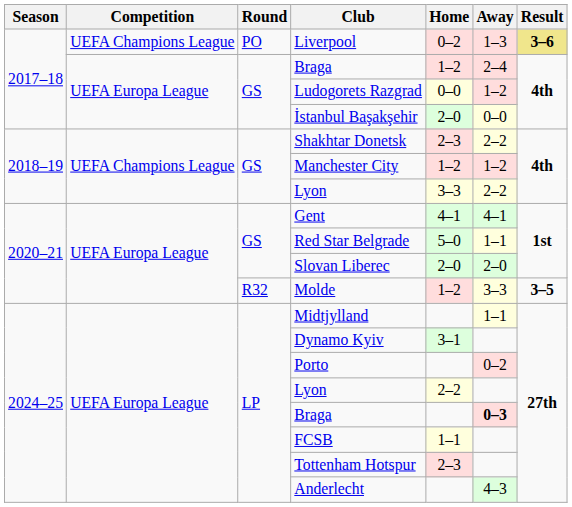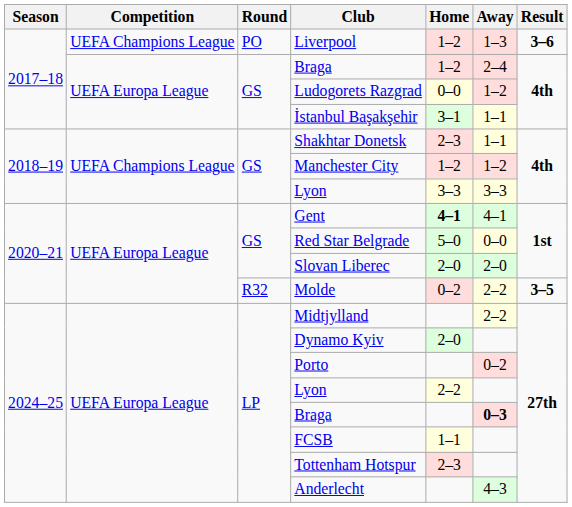(449, 41) 0–2 -> (449, 41) 1–2
(542, 41) khaki background -> (542, 41) no background
(449, 116) 2–0 -> (449, 116) 3–1
(495, 116) 0–0 -> (495, 116) 1–1
(495, 141) 2–2 -> (495, 141) 1–1
(495, 191) 2–2 -> (495, 191) 3–3
(449, 215) normal -> (449, 215) bold
(495, 240) 1–1 -> (495, 240) 0–0
(449, 290) 1–2 -> (449, 290) 0–2
(495, 290) 3–3 -> (495, 290) 2–2
(495, 315) 1–1 -> (495, 315) 2–2
(449, 340) 3–1 -> (449, 340) 2–0
